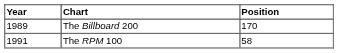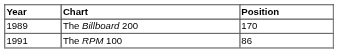(247, 40) 58 -> (247, 40) 86
